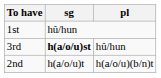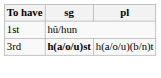(111, 47) hû/hun -> (125, 47) h(a/o/u)(b/n)t
- row: (15, 64)
